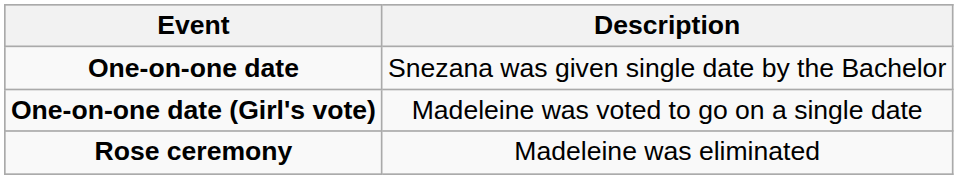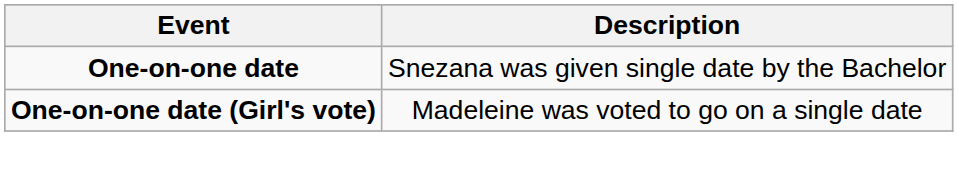- row: (193, 151)
